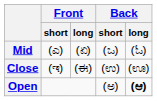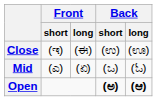rows swapped: (23, 68) <-> (23, 50)
(111, 86) normal -> (111, 86) bold
